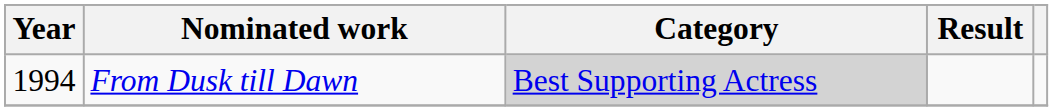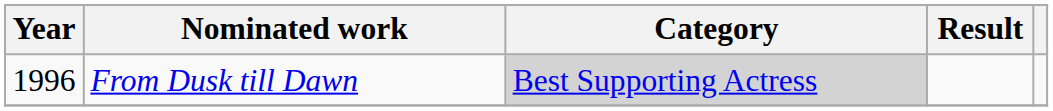(44, 79) 1994 -> (44, 79) 1996
